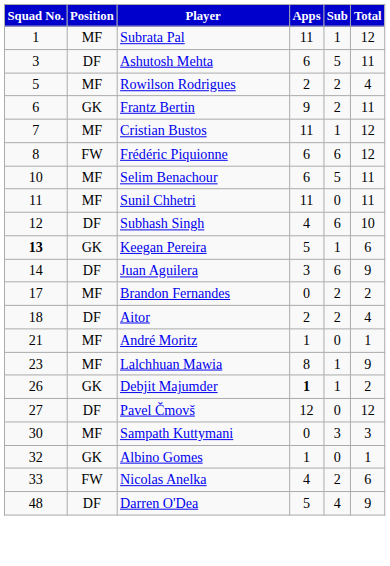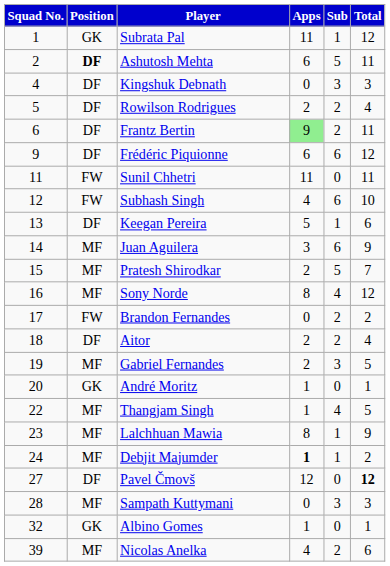(92, 38) MF -> (92, 38) GK
(36, 61) 3 -> (36, 61) 2
(92, 61) normal -> (92, 61) bold
+ row: (173, 84)
(92, 84) MF -> (92, 108) DF
(92, 108) GK -> (92, 131) DF
(307, 108) no background -> (307, 131) lightgreen background
- row: (163, 131)
(36, 154) 8 -> (36, 154) 9
(92, 154) FW -> (92, 154) DF
- row: (169, 177)
(92, 201) MF -> (92, 177) FW
(92, 224) DF -> (92, 201) FW
(36, 247) bold -> (36, 224) normal
(92, 247) GK -> (92, 224) DF
(92, 270) DF -> (92, 247) MF
+ row: (170, 270)
+ row: (154, 294)
(92, 294) MF -> (92, 317) FW
+ row: (172, 364)
(36, 340) 21 -> (36, 387) 20
(92, 340) MF -> (92, 387) GK
+ row: (167, 410)
(36, 387) 26 -> (36, 457) 24
(92, 387) GK -> (92, 457) MF
(368, 410) normal -> (368, 480) bold
(36, 433) 30 -> (36, 503) 28
(36, 480) 33 -> (36, 550) 39
(92, 480) FW -> (92, 550) MF
- row: (159, 503)
